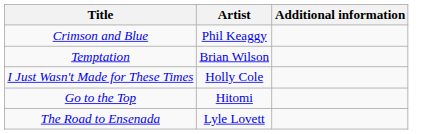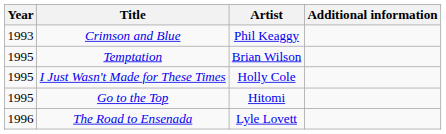+ column: (21, 14)
